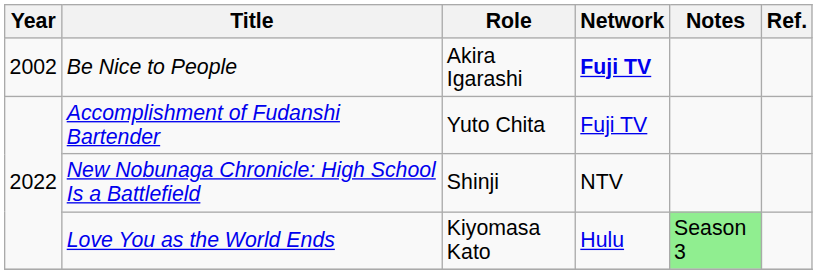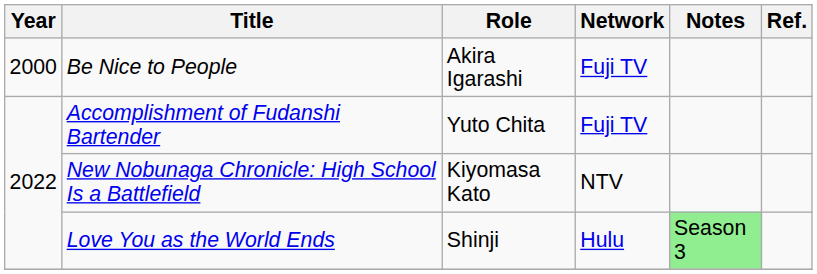(33, 67) 2002 -> (33, 67) 2000
(616, 67) bold -> (614, 67) normal
(473, 182) Shinji -> (494, 182) Kiyomasa Kato
(494, 240) Kiyomasa Kato -> (473, 240) Shinji
